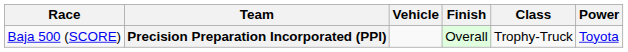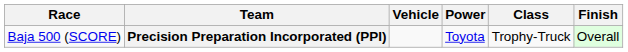columns swapped: (599, 15) <-> (466, 15)
